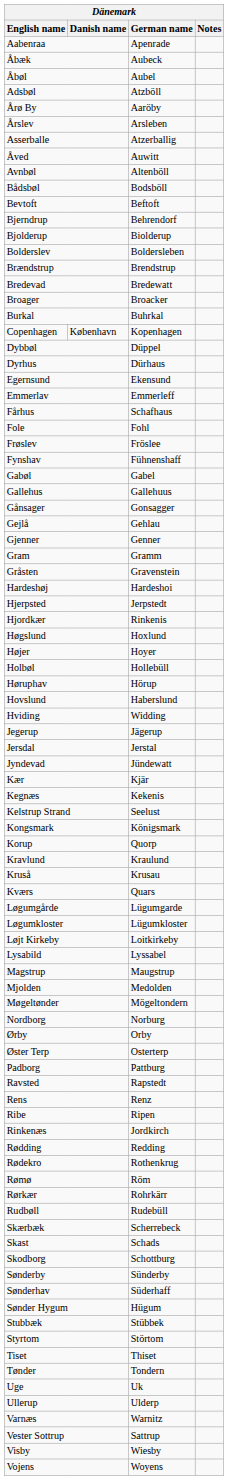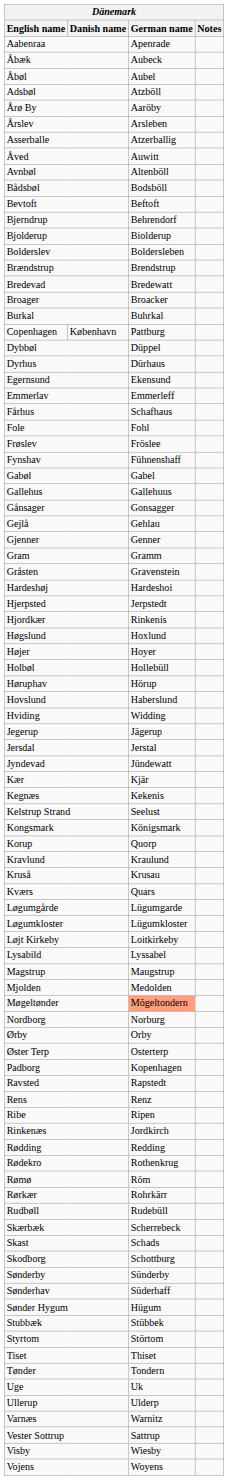(156, 332) Kopenhagen -> (148, 332) Pattburg
(159, 1003) no background -> (159, 1003) lightsalmon background
(148, 1067) Pattburg -> (156, 1067) Kopenhagen
